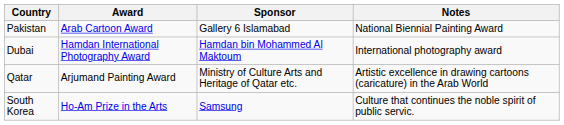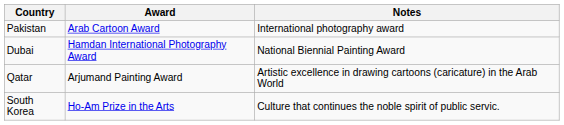- column: (275, 12)
(429, 28) National Biennial Painting Award -> (331, 28) International photography award
(429, 50) International photography award -> (331, 50) National Biennial Painting Award
